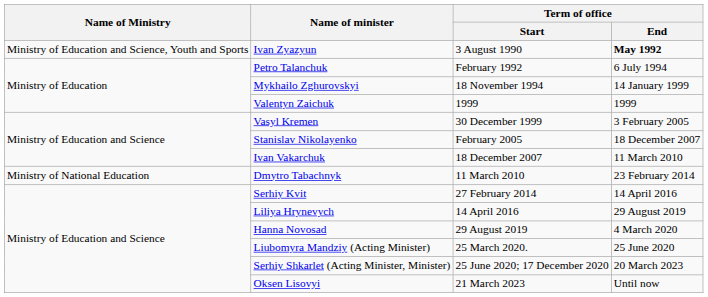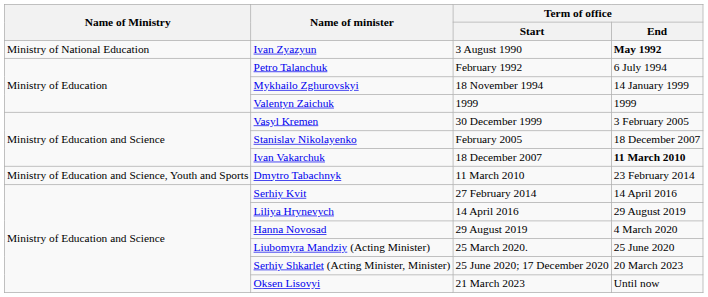(128, 49) Ministry of Education and Science, Youth and Sports -> (78, 49) Ministry of National Education
(648, 157) normal -> (650, 157) bold
(78, 175) Ministry of National Education -> (128, 175) Ministry of Education and Science, Youth and Sports
